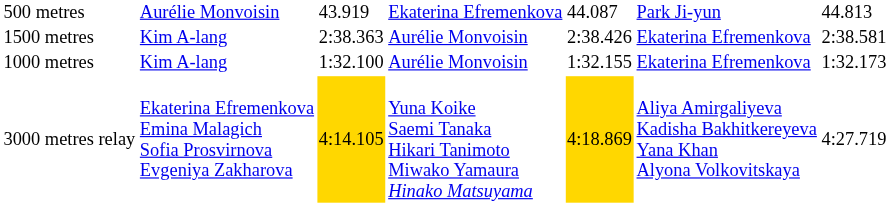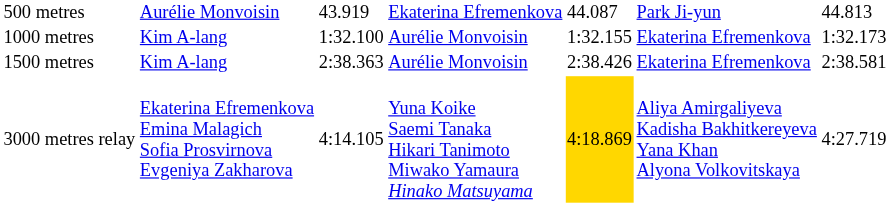rows swapped: (49, 62) <-> (49, 37)
(351, 139) gold background -> (351, 139) no background
